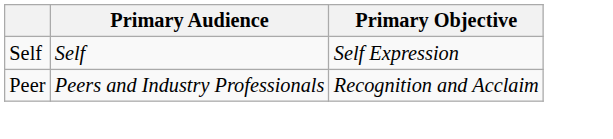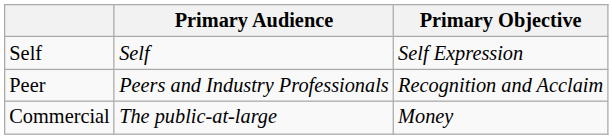+ row: (60, 117)
